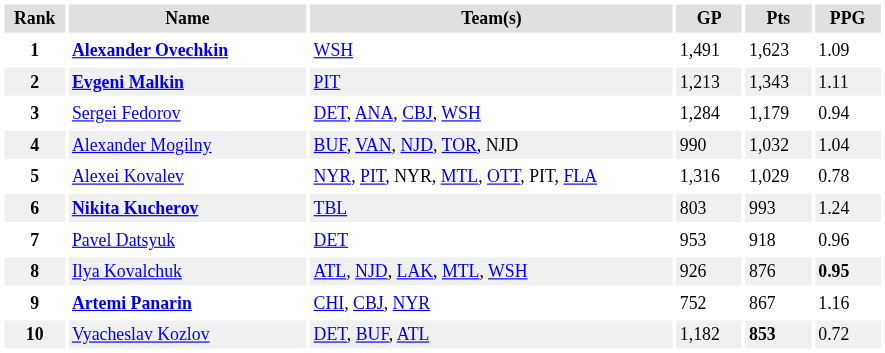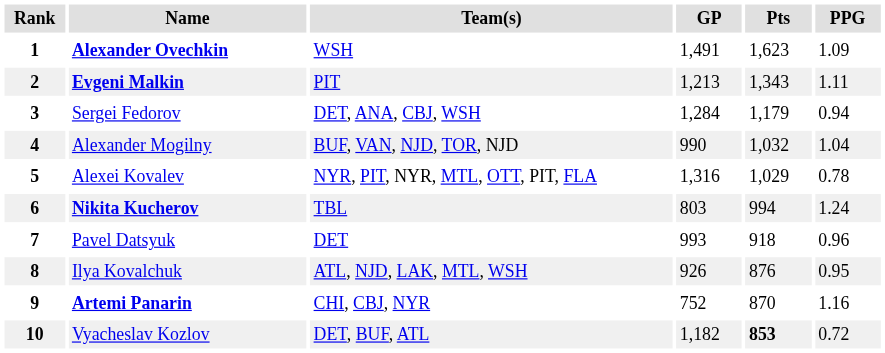(762, 208) 993 -> (762, 208) 994
(693, 239) 953 -> (693, 239) 993
(834, 271) bold -> (834, 271) normal
(762, 302) 867 -> (762, 302) 870
